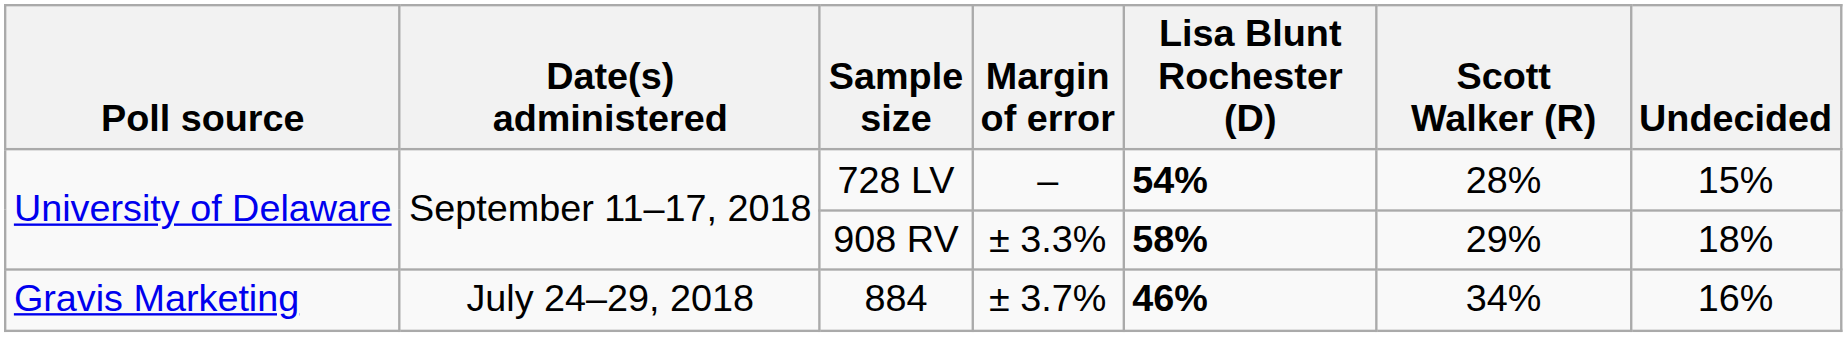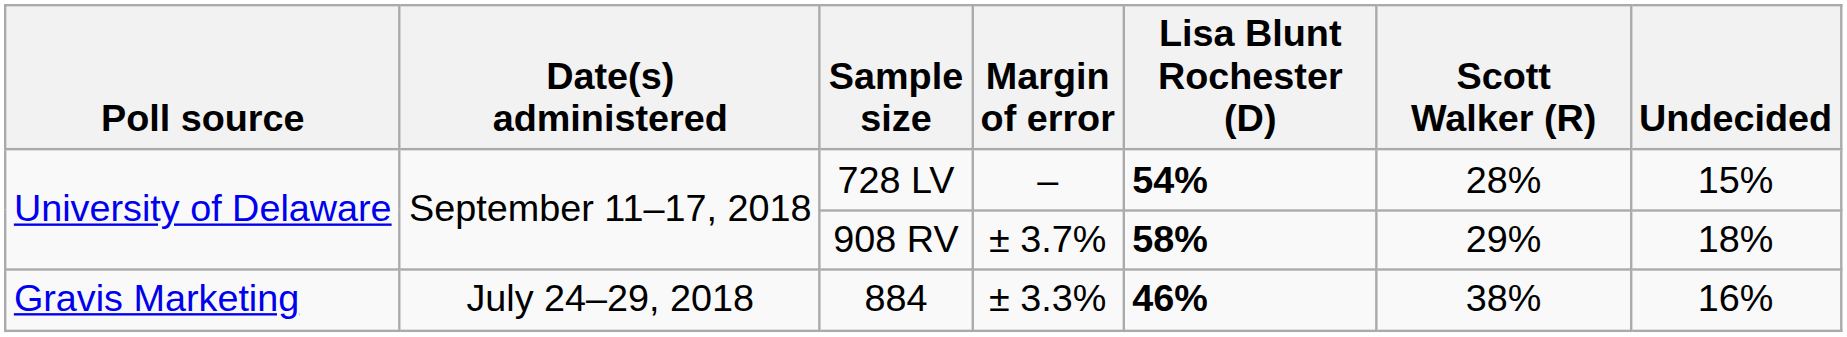(1048, 239) ± 3.3% -> (1048, 239) ± 3.7%
(1048, 299) ± 3.7% -> (1048, 299) ± 3.3%
(1504, 299) 34% -> (1504, 299) 38%
